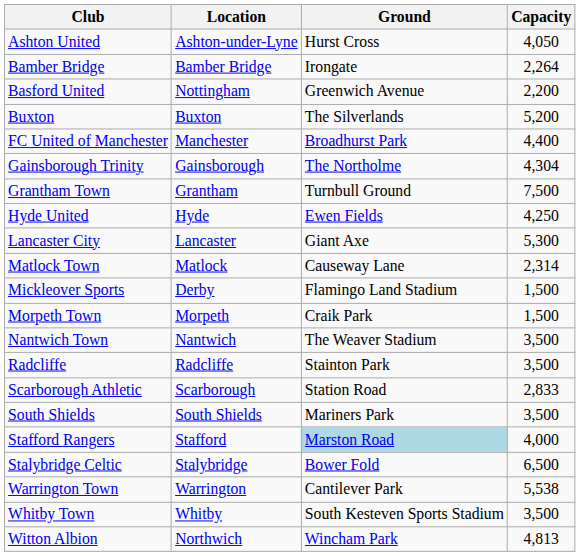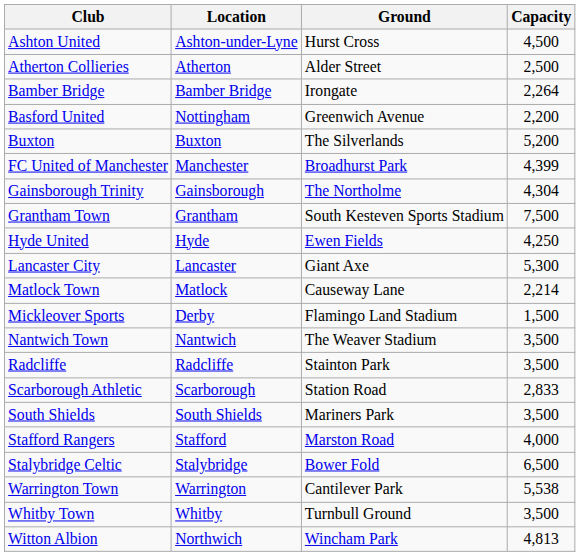(541, 41) 4,050 -> (541, 41) 4,500
+ row: (68, 66)
(541, 141) 4,400 -> (541, 166) 4,399
(358, 191) Turnbull Ground -> (404, 215) South Kesteven Sports Stadium
(541, 265) 2,314 -> (541, 290) 2,214
- row: (55, 315)
(350, 439) lightblue background -> (350, 439) no background
(404, 514) South Kesteven Sports Stadium -> (358, 514) Turnbull Ground
